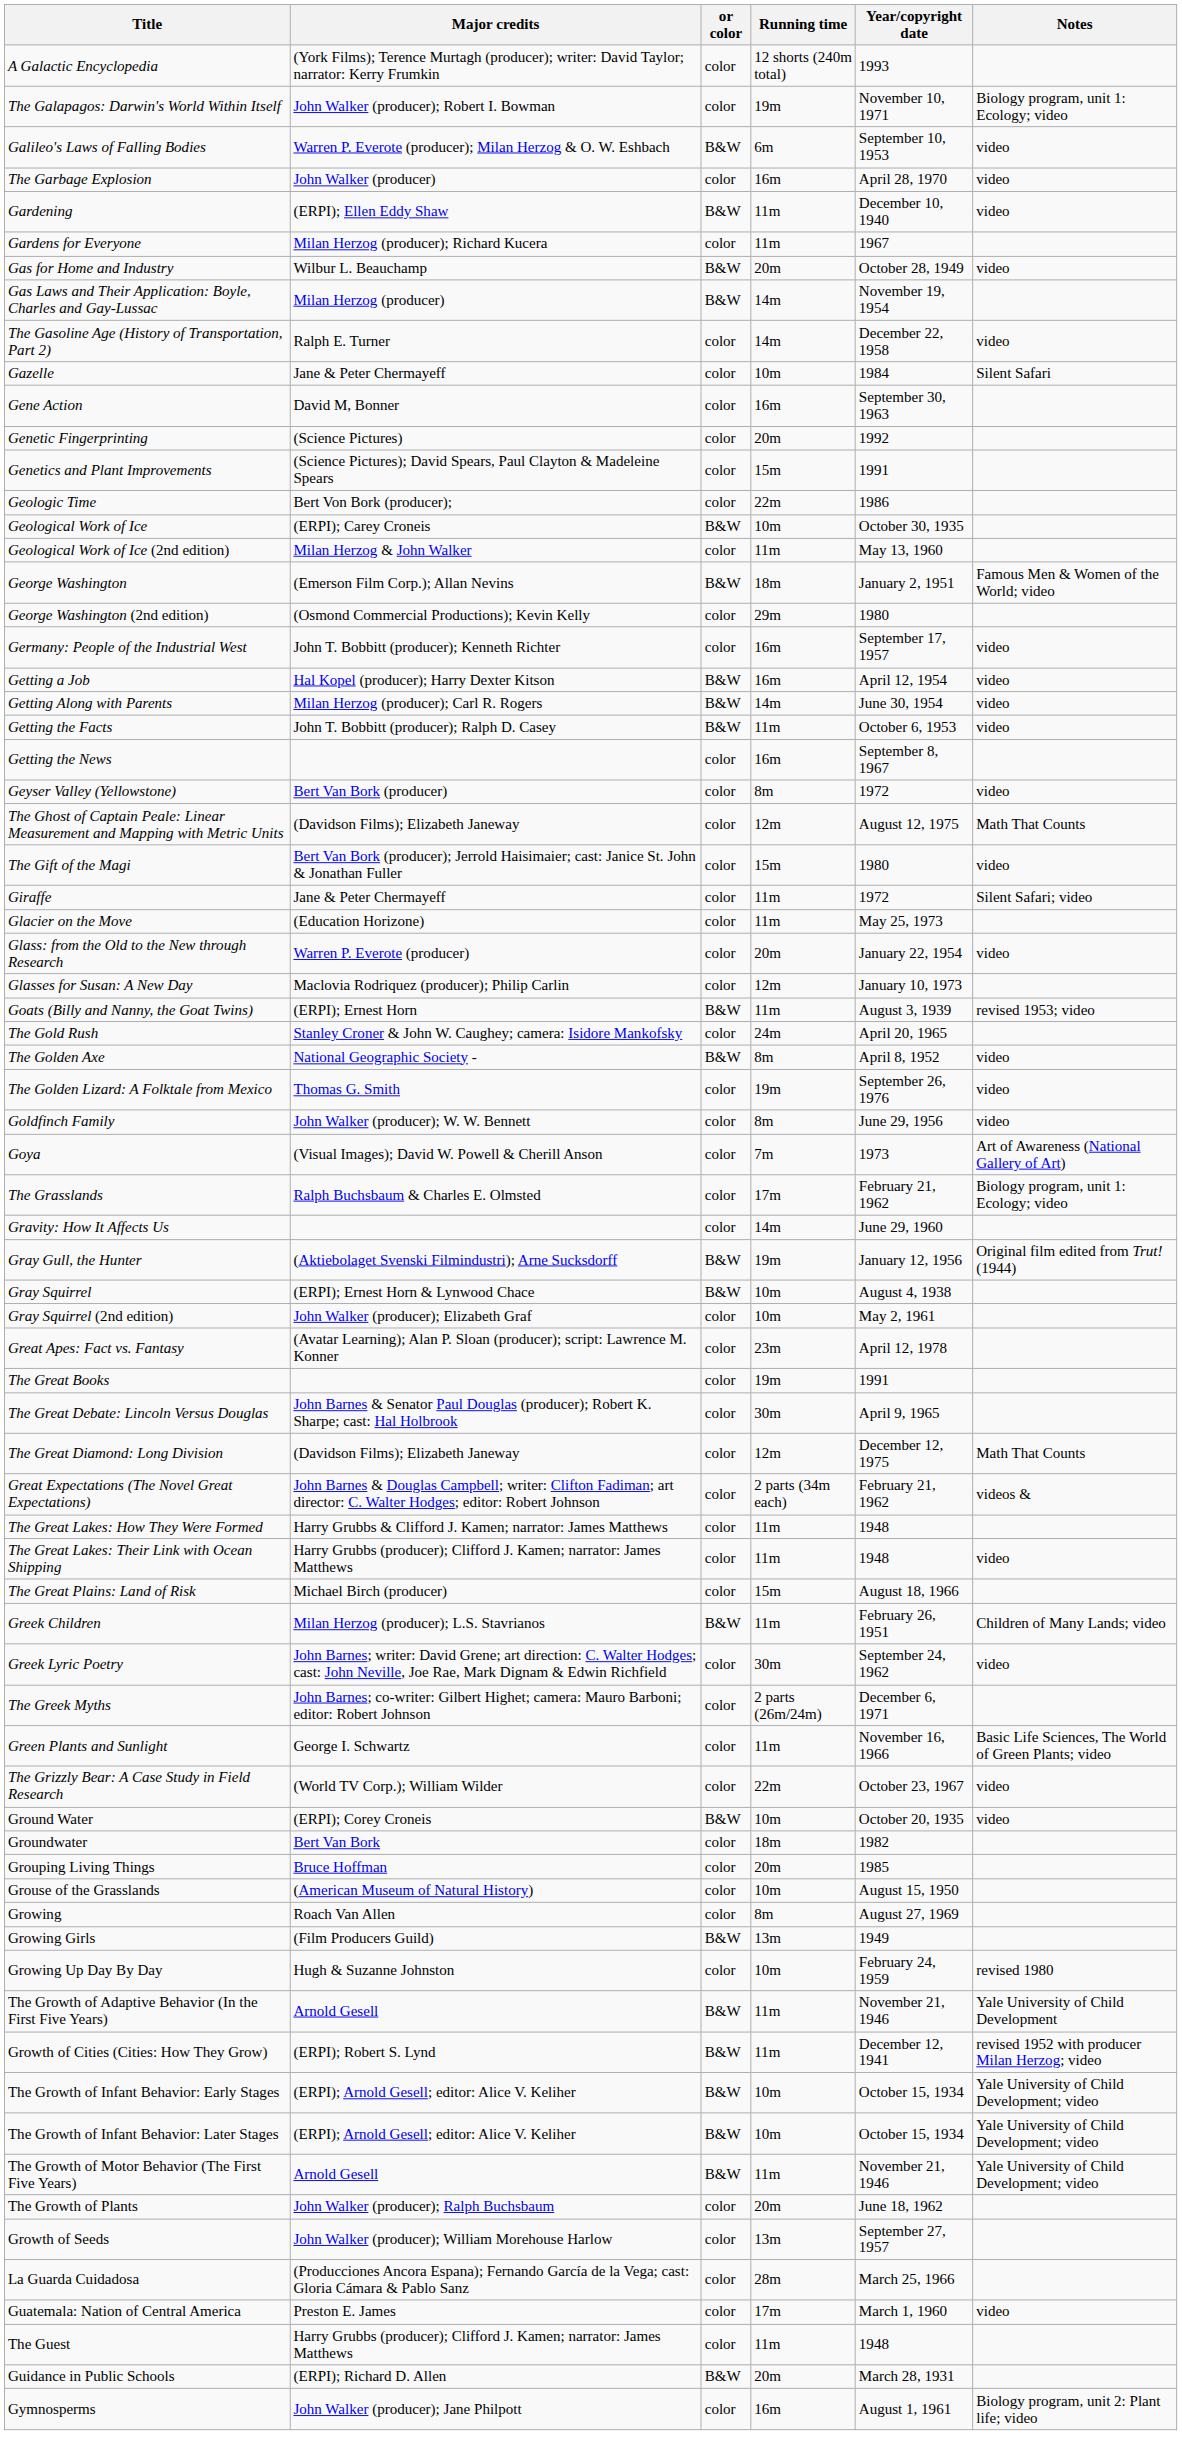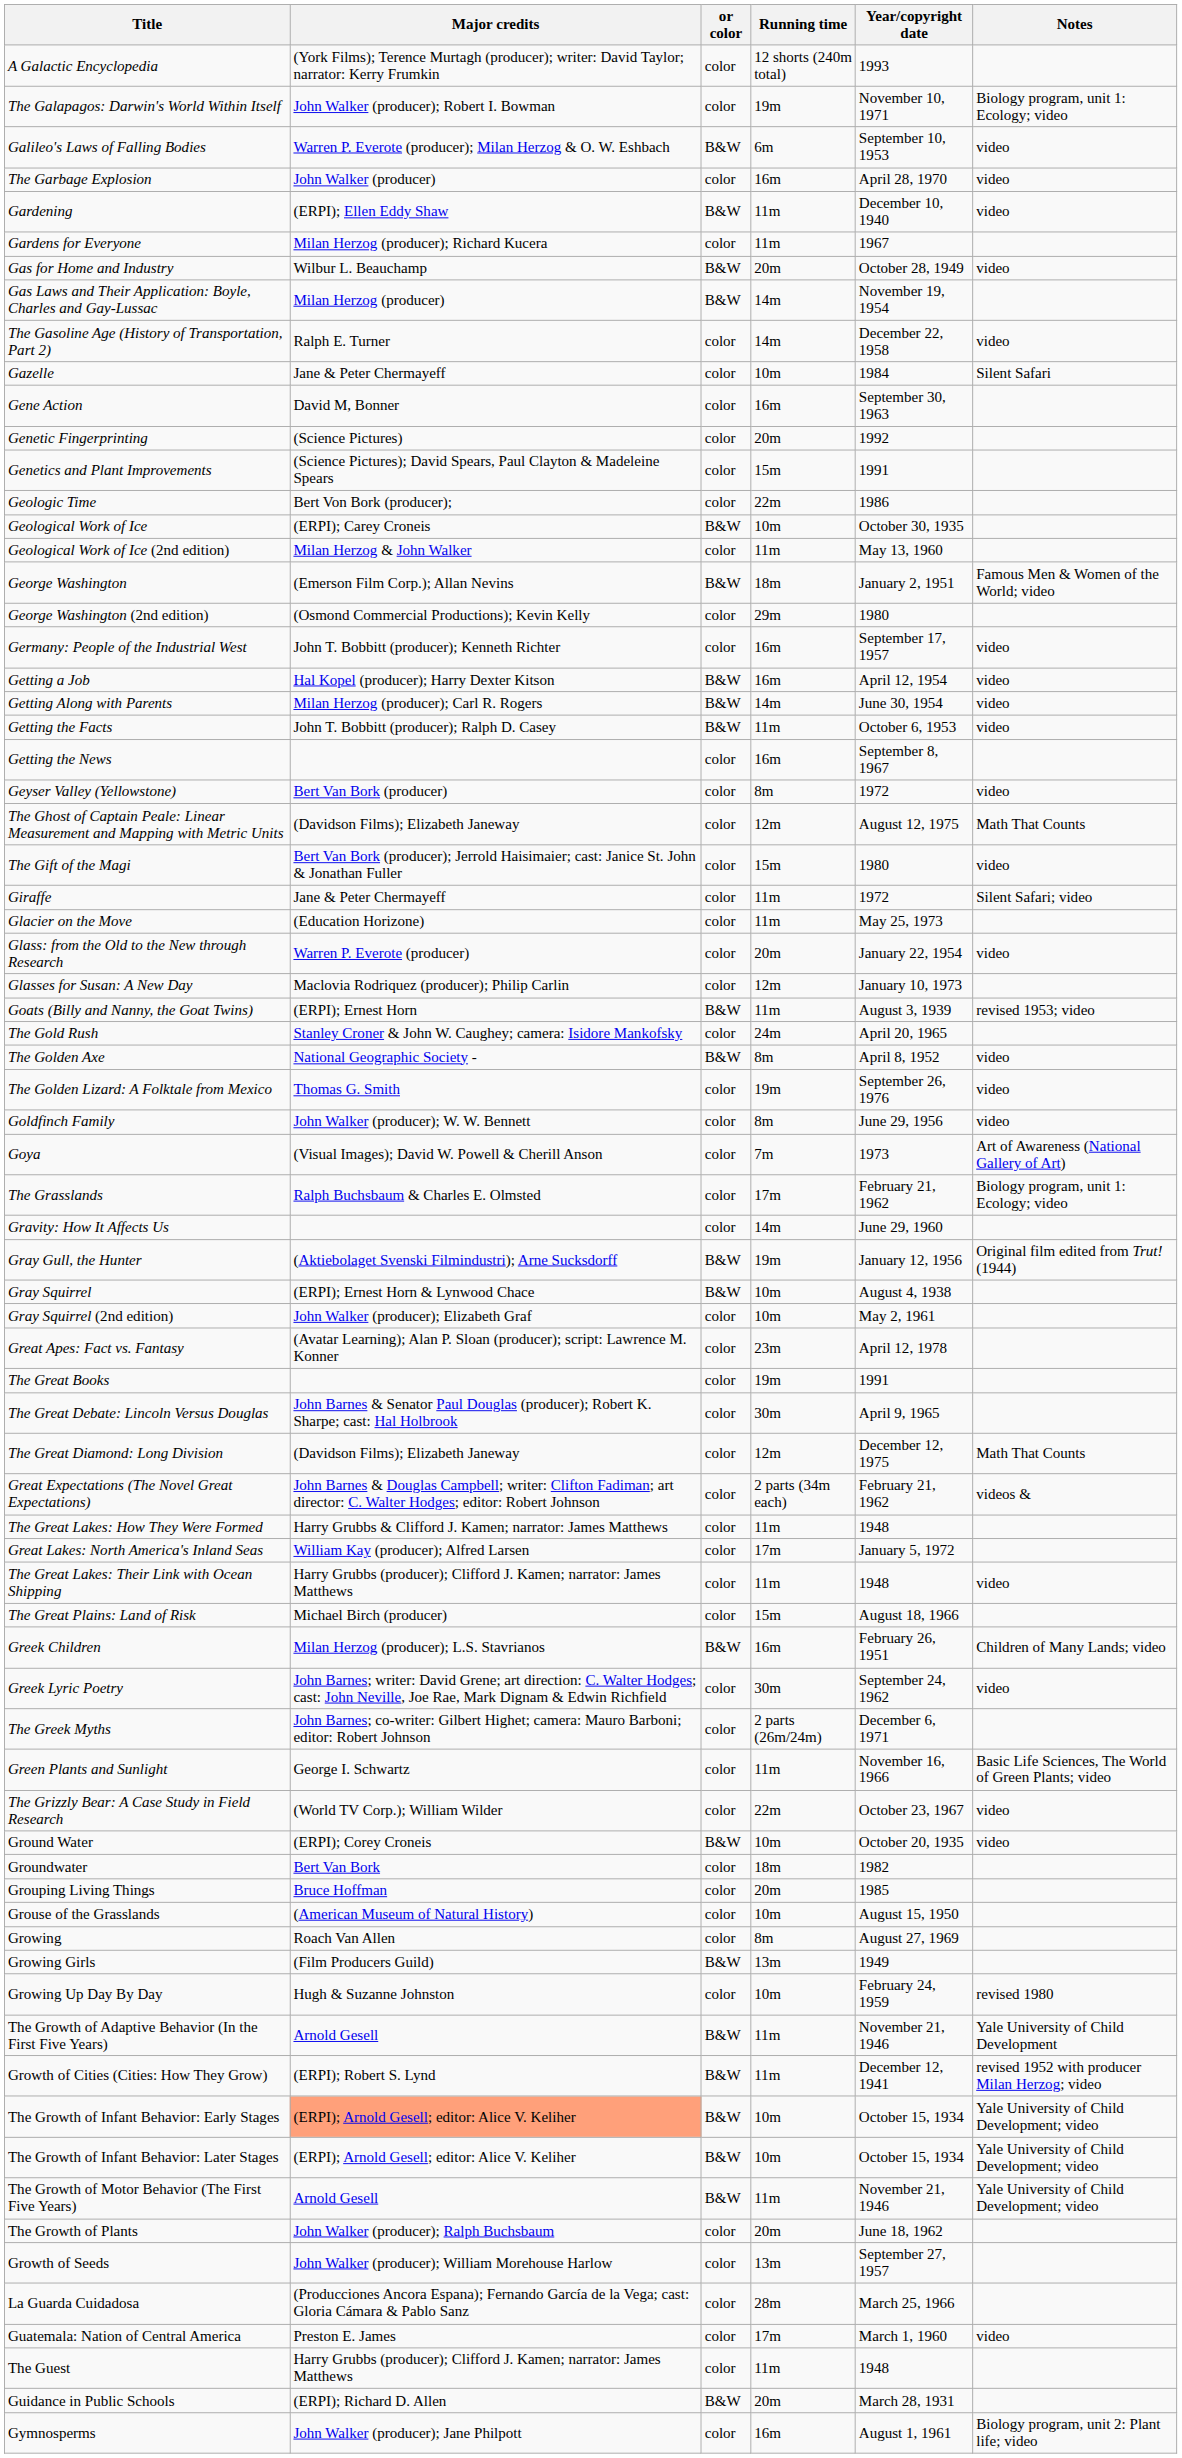+ row: (135, 1550)
(767, 1623) 11m -> (768, 1647) 16m
(435, 2092) no background -> (435, 2116) lightsalmon background
